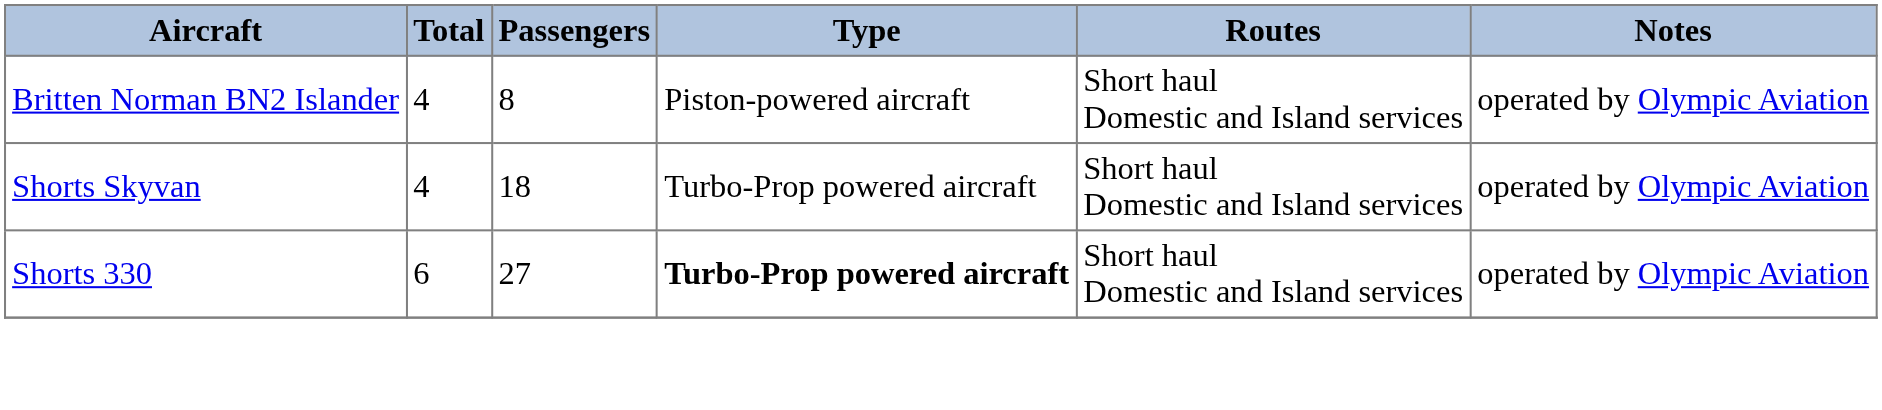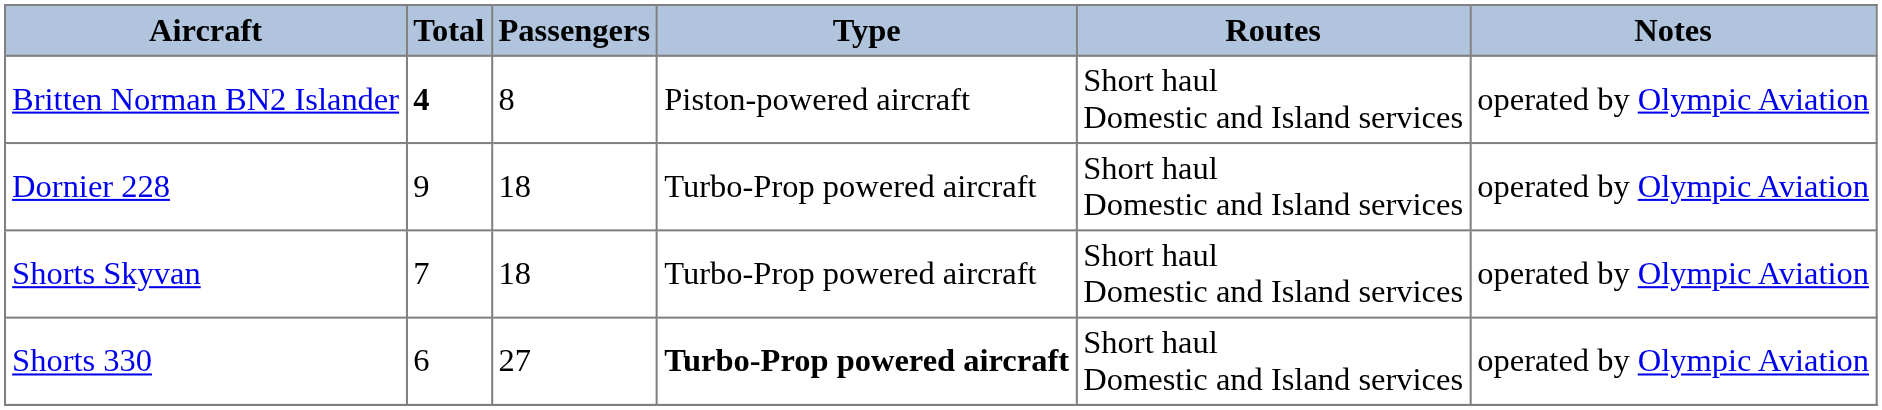(421, 98) normal -> (421, 98) bold
+ row: (91, 186)
(421, 186) 4 -> (421, 273) 7
